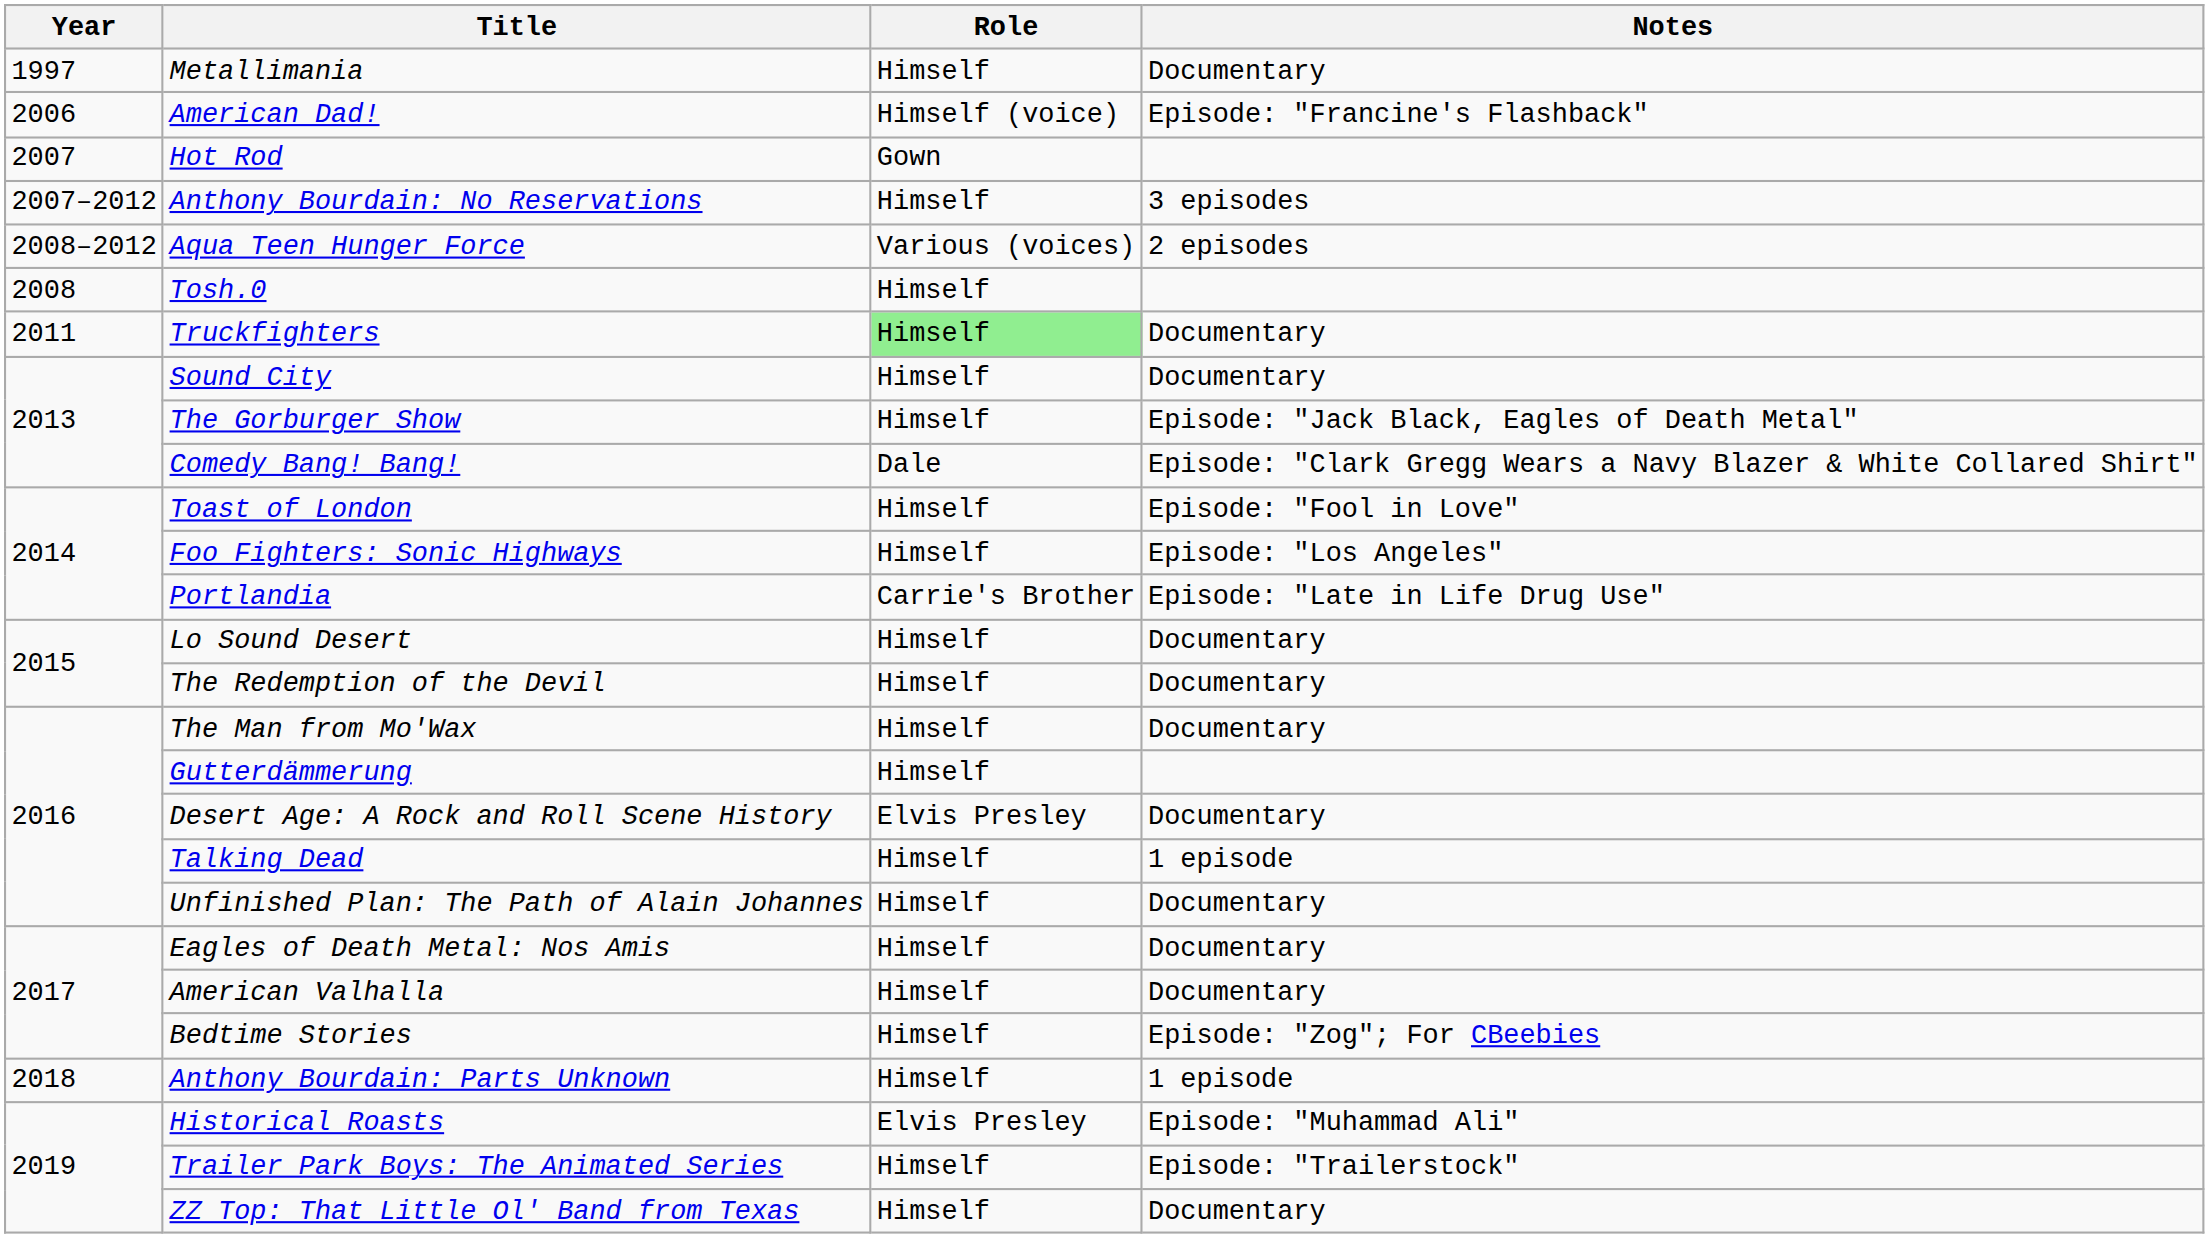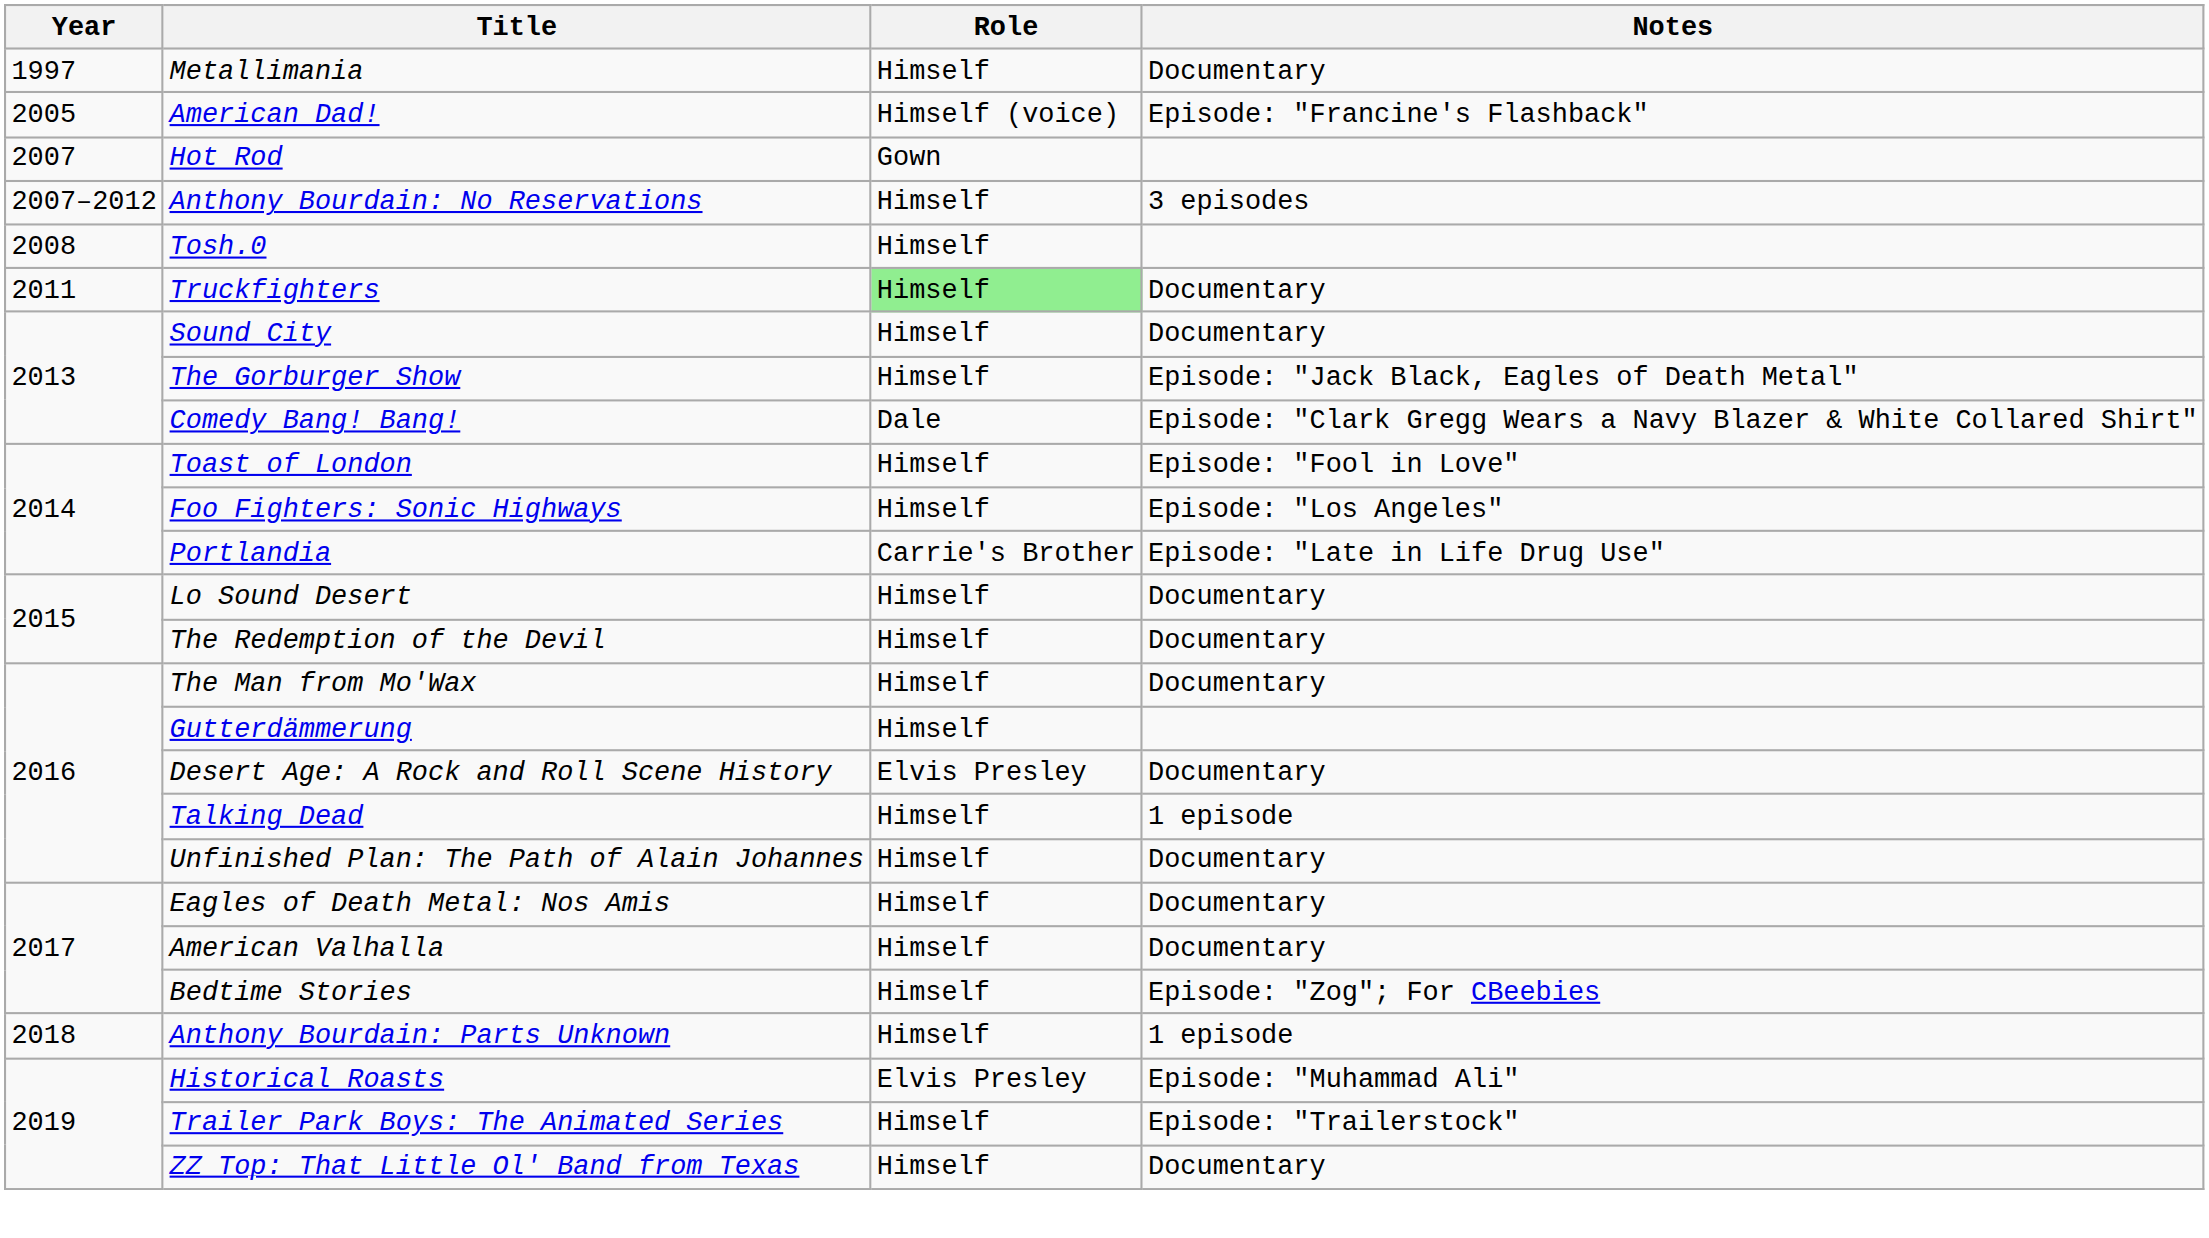(44, 115) 2006 -> (44, 115) 2005
- row: (347, 246)
